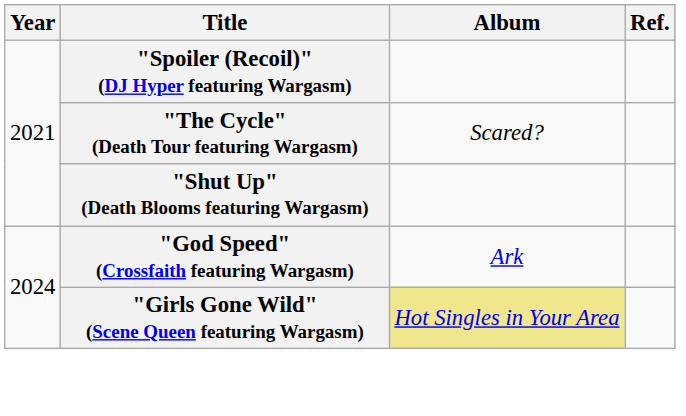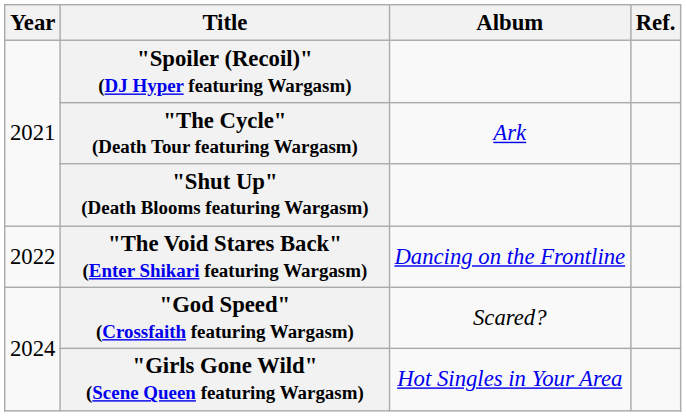(507, 132) Scared? -> (510, 132) Ark
+ row: (225, 256)
(507, 256) Ark -> (510, 317) Scared?
(507, 317) khaki background -> (510, 379) no background
